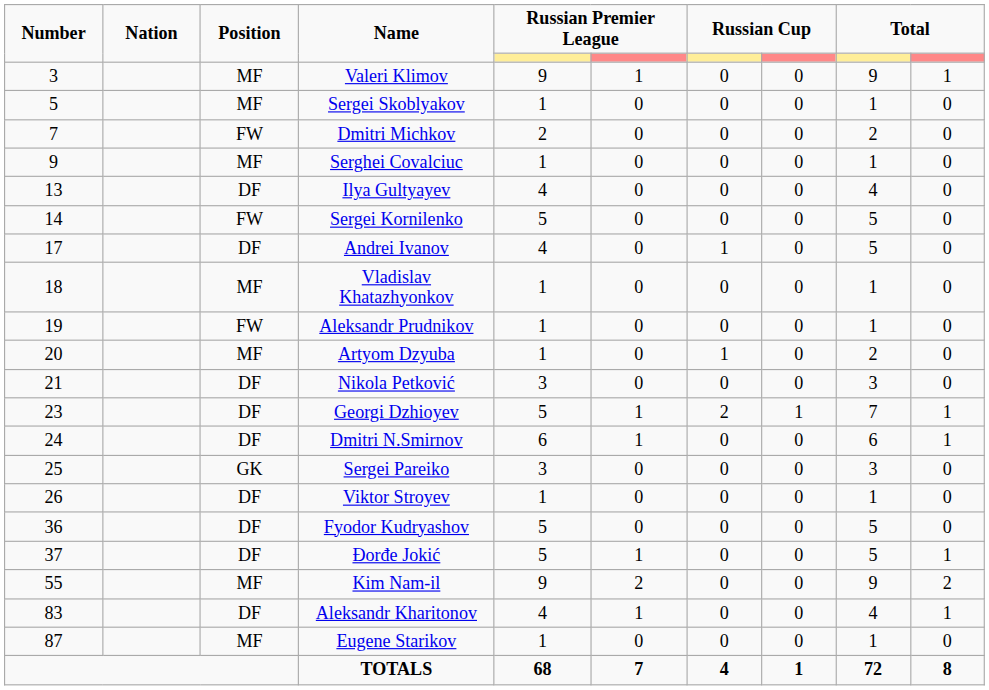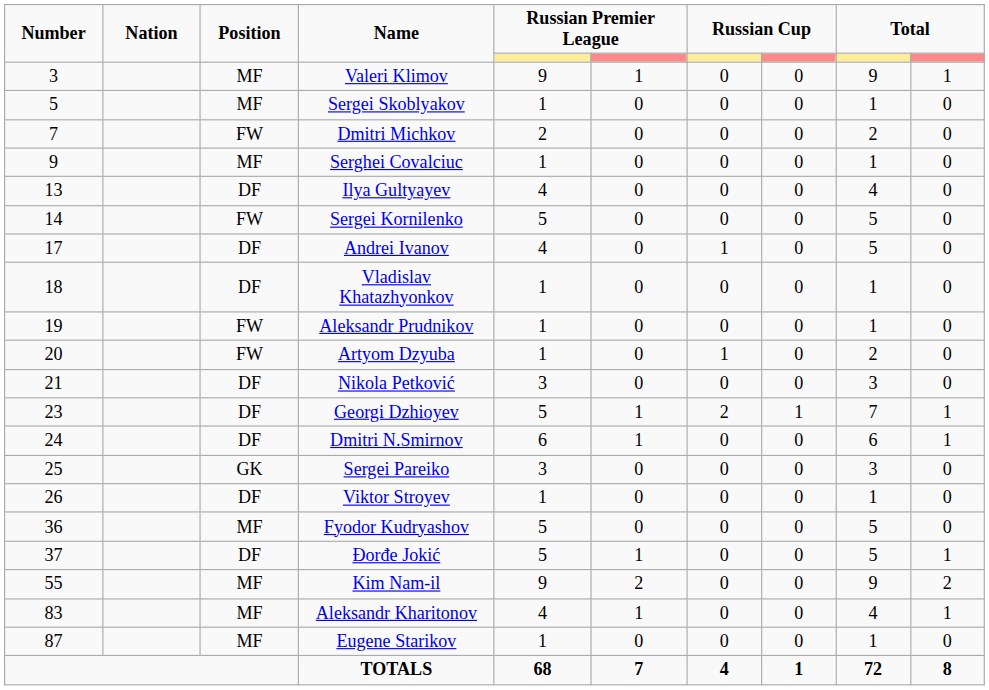(249, 287) MF -> (249, 287) DF
(249, 354) MF -> (249, 354) FW
(249, 526) DF -> (249, 526) MF
(249, 612) DF -> (249, 612) MF
